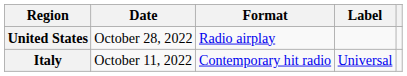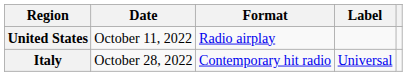(143, 37) October 28, 2022 -> (143, 37) October 11, 2022
(143, 60) October 11, 2022 -> (143, 60) October 28, 2022
